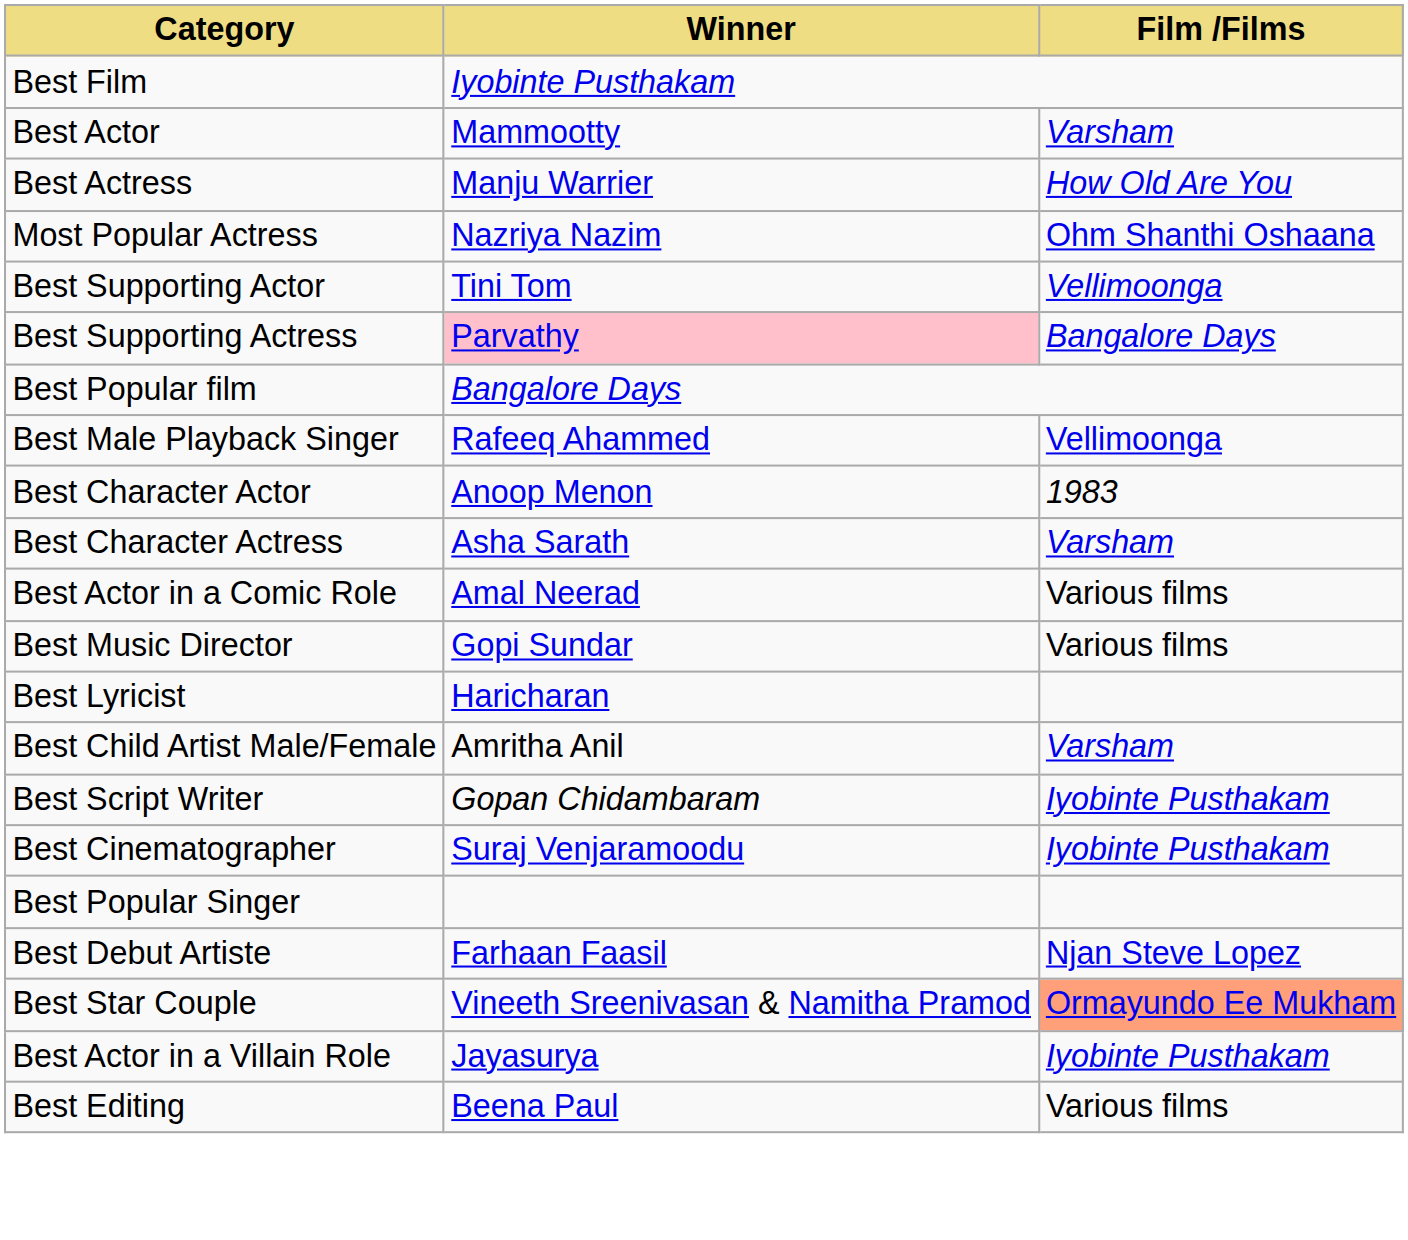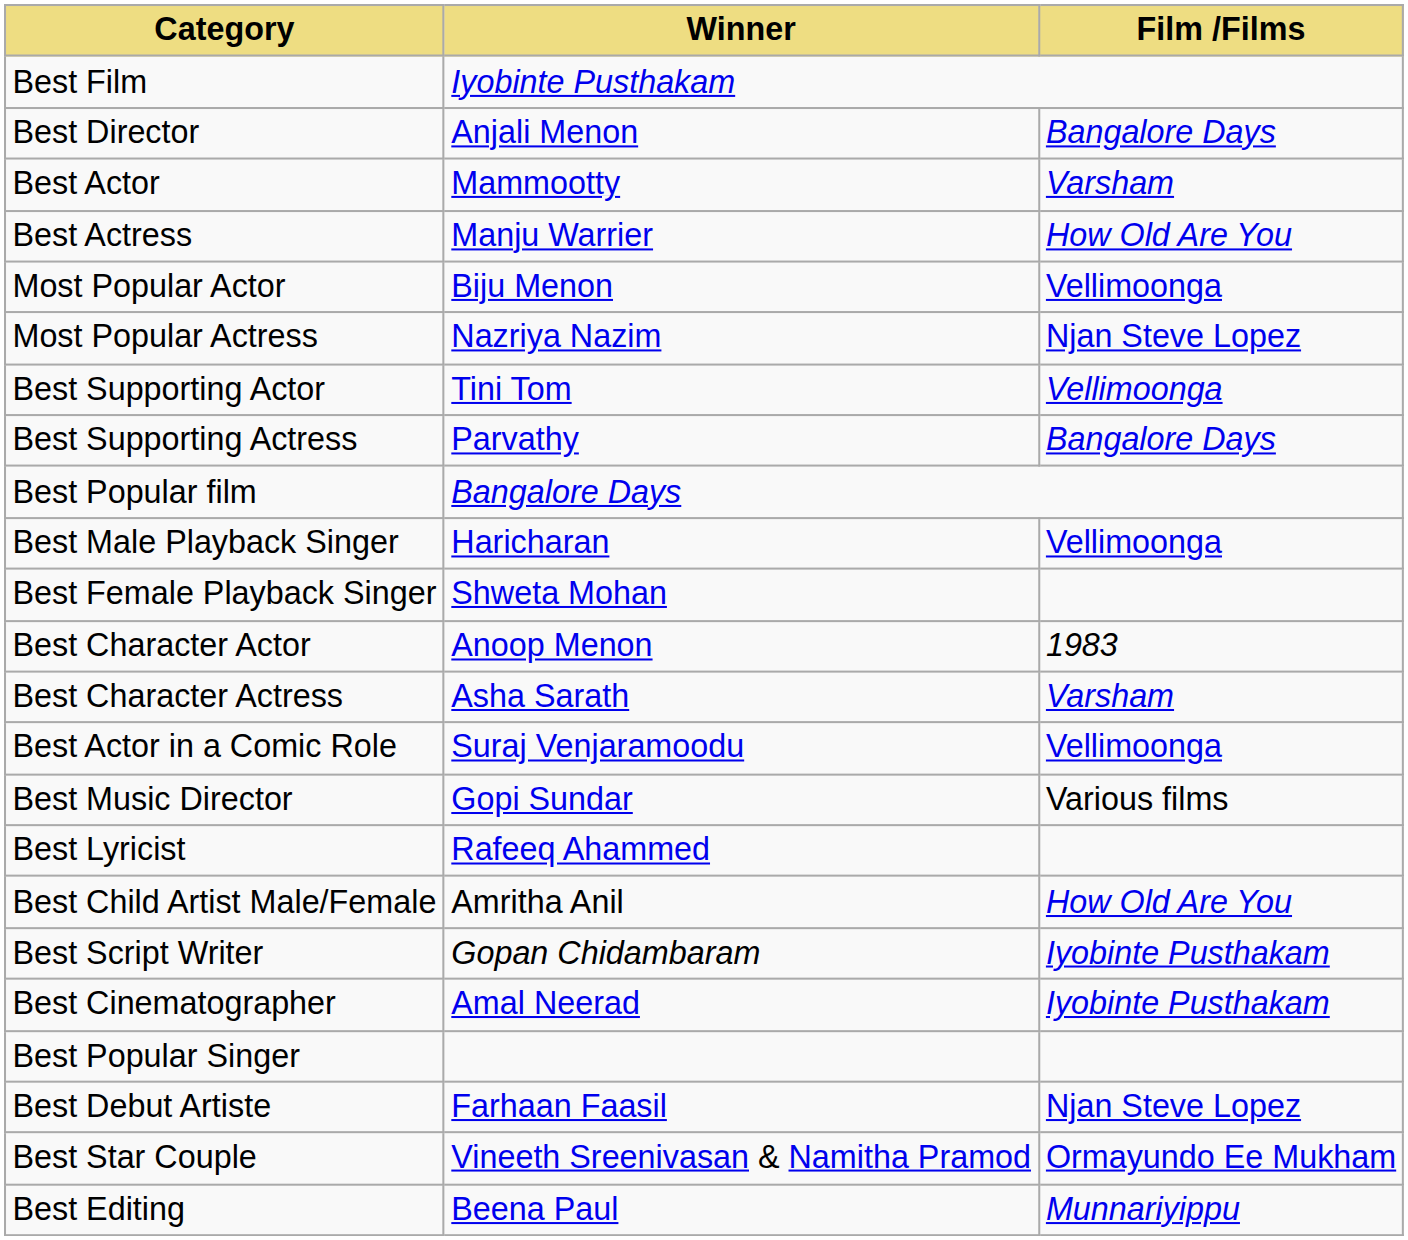+ row: (106, 132)
+ row: (149, 286)
(1210, 235) Ohm Shanthi Oshaana -> (1173, 337) Njan Steve Lopez
(515, 337) pink background -> (515, 440) no background
(581, 440) Rafeeq Ahammed -> (530, 542) Haricharan
+ row: (224, 593)
(546, 593) Amal Neerad -> (598, 747) Suraj Venjaramoodu
(1137, 593) Various films -> (1134, 747) Vellimoonga
(530, 696) Haricharan -> (581, 850) Rafeeq Ahammed
(1110, 747) Varsham -> (1169, 901) How Old Are You
(598, 850) Suraj Venjaramoodu -> (546, 1004) Amal Neerad
(1221, 1004) lightsalmon background -> (1221, 1157) no background
- row: (202, 1055)
(1137, 1106) Various films -> (1143, 1209) Munnariyippu
